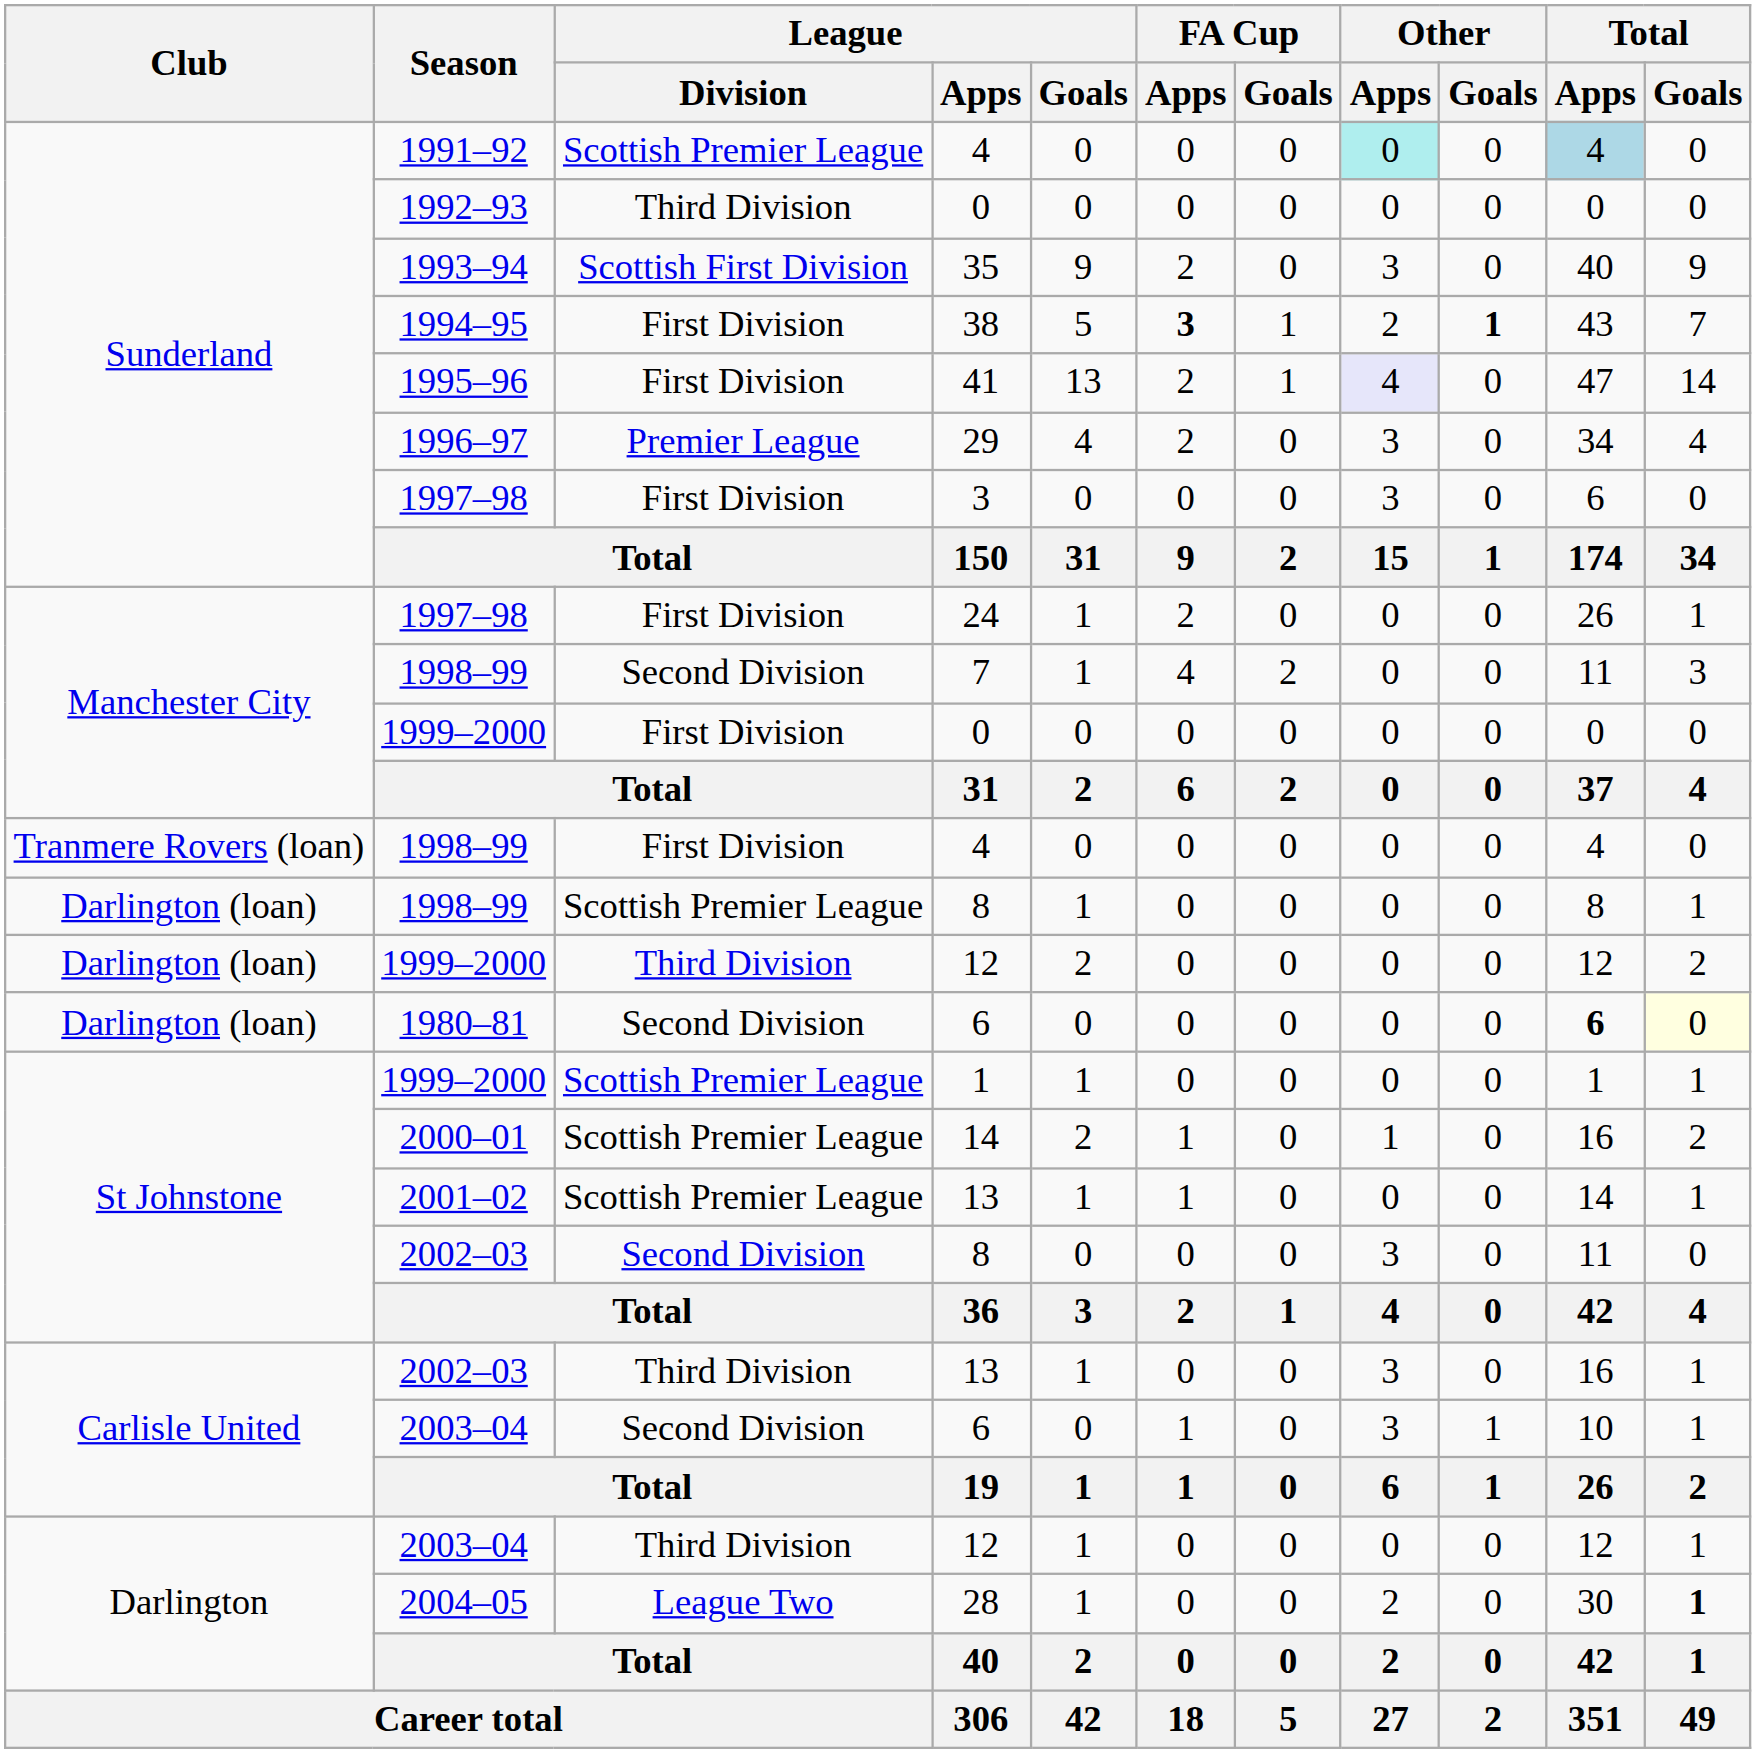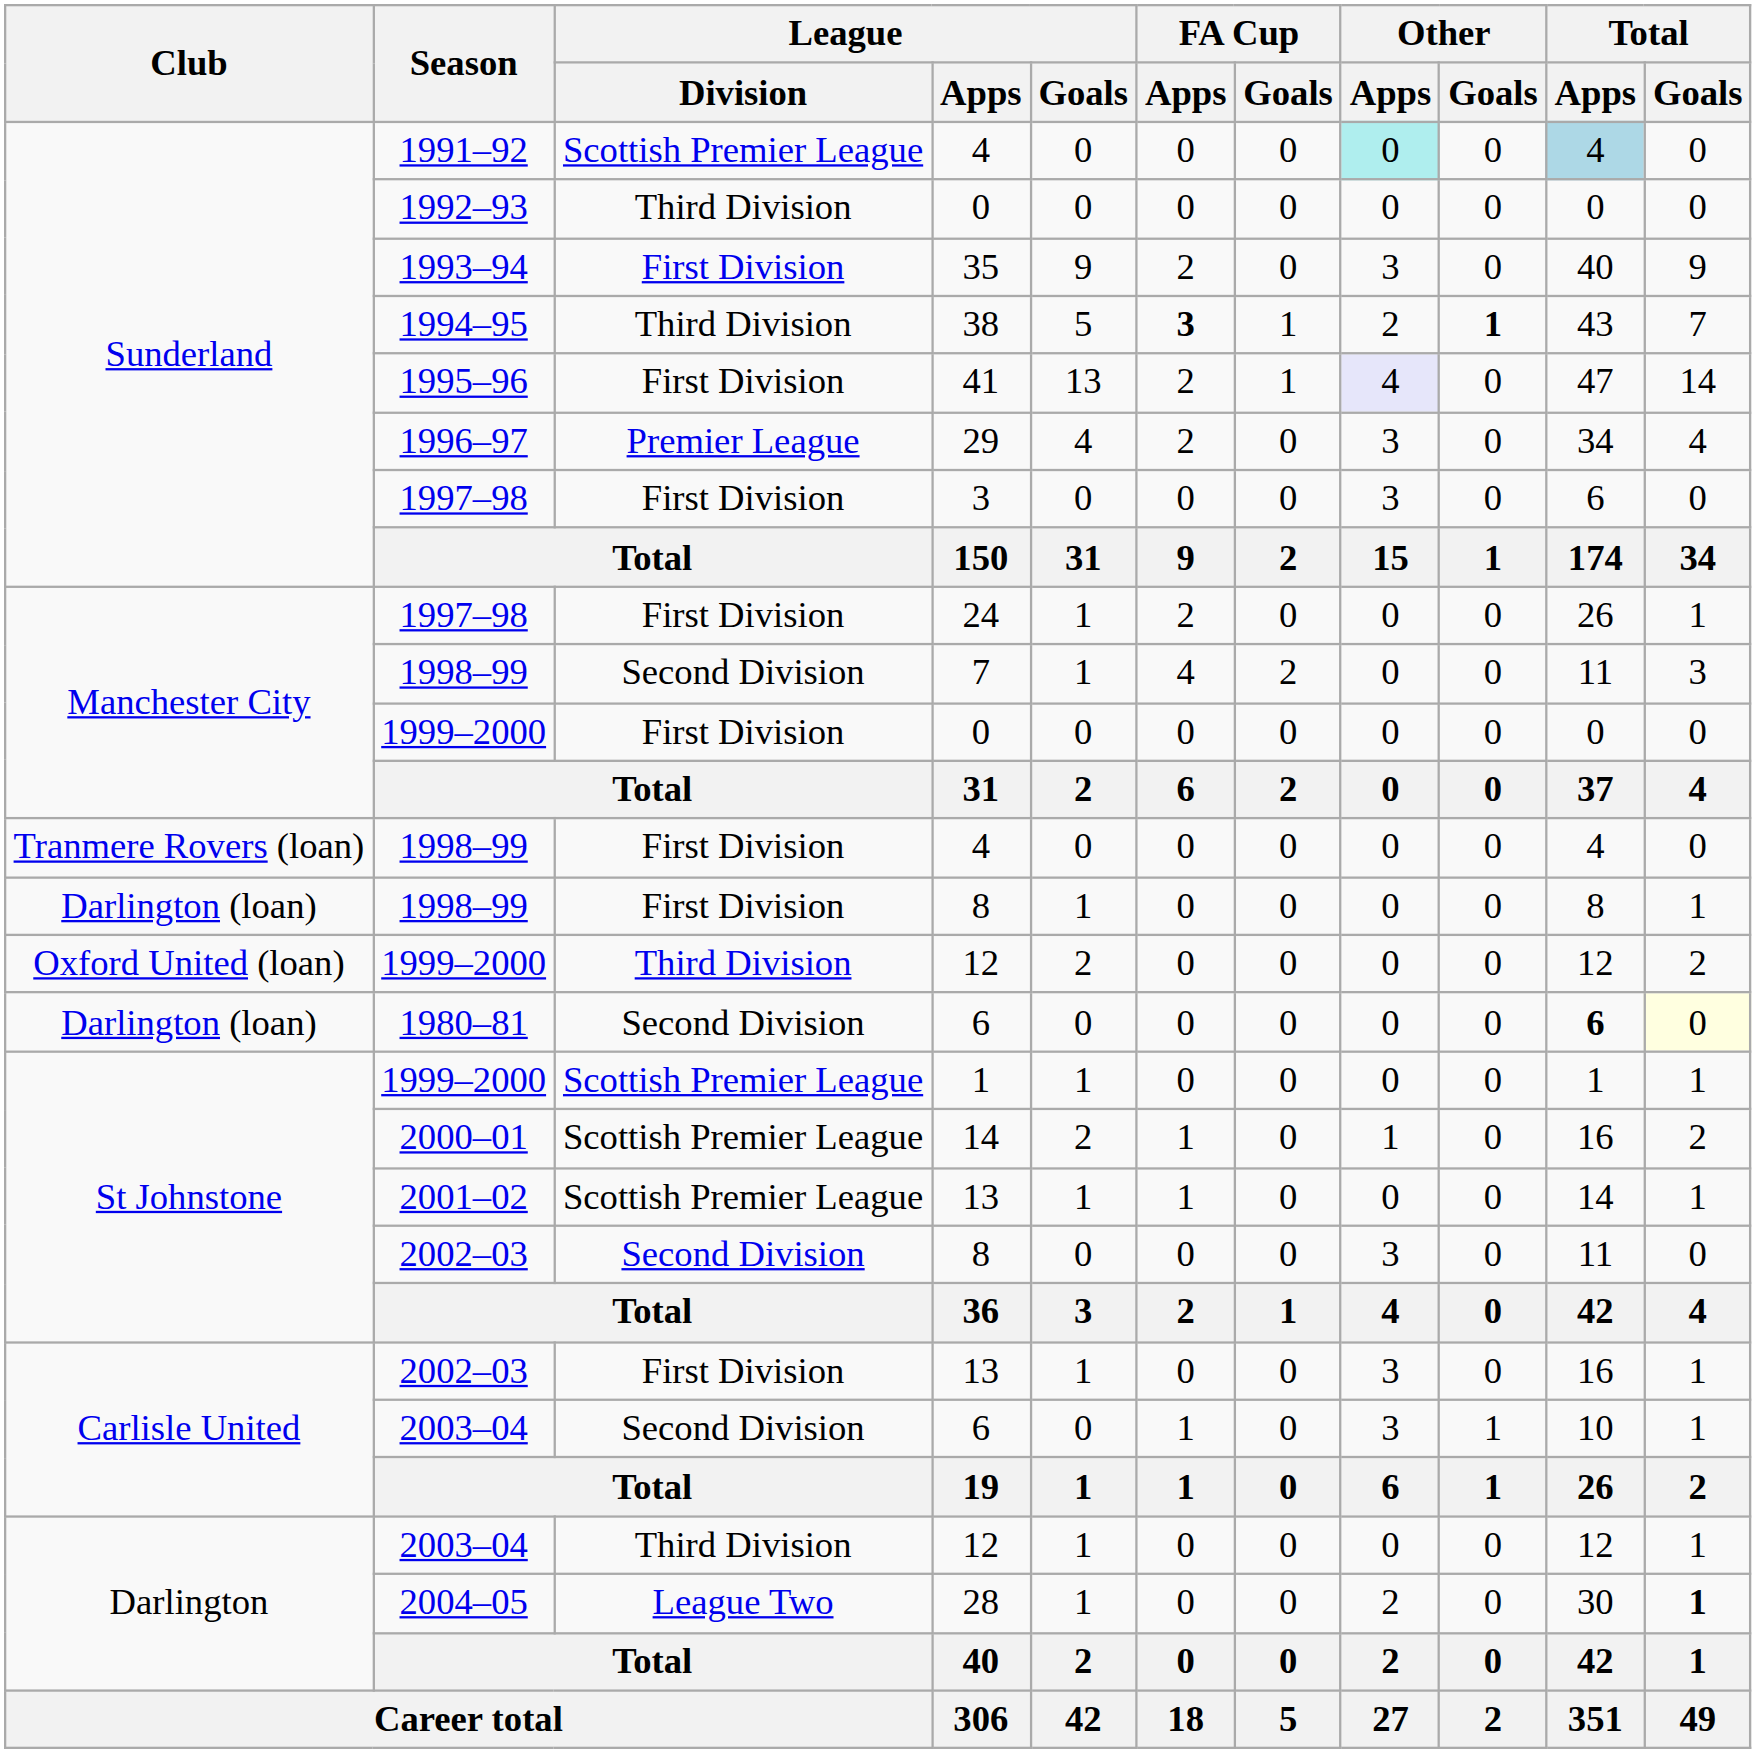(743, 265) Scottish First Division -> (743, 265) First Division
(743, 324) First Division -> (743, 324) Third Division
(743, 905) Scottish Premier League -> (743, 905) First Division
(189, 963) Darlington (loan) -> (189, 963) Oxford United (loan)
(743, 1370) Third Division -> (743, 1370) First Division
